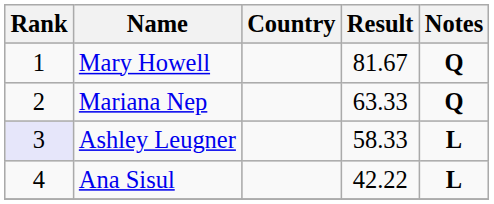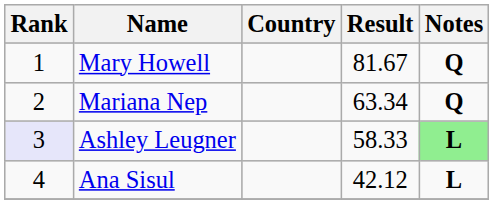(380, 101) 63.33 -> (380, 101) 63.34
(454, 140) no background -> (454, 140) lightgreen background
(380, 179) 42.22 -> (380, 179) 42.12
